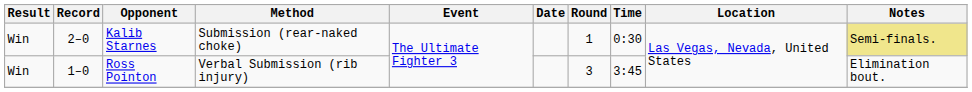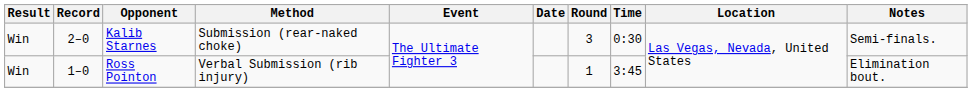(589, 40) 1 -> (589, 40) 3
(893, 40) khaki background -> (893, 40) no background
(589, 72) 3 -> (589, 72) 1
